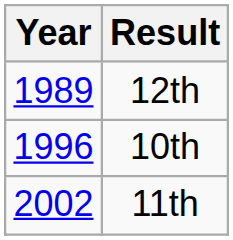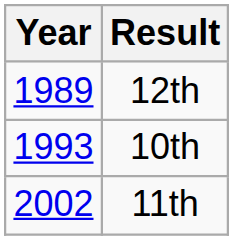(53, 147) 1996 -> (53, 147) 1993
